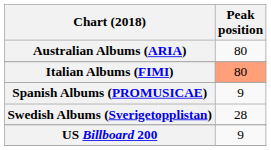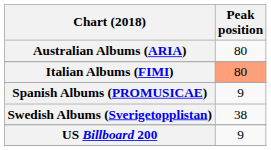(241, 114) 28 -> (241, 114) 38
